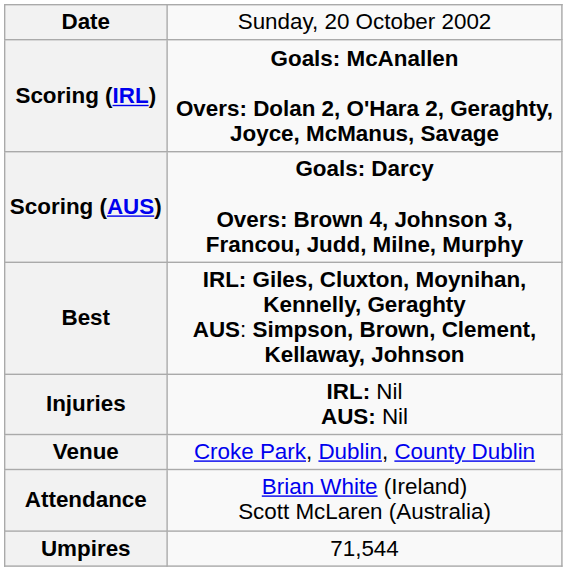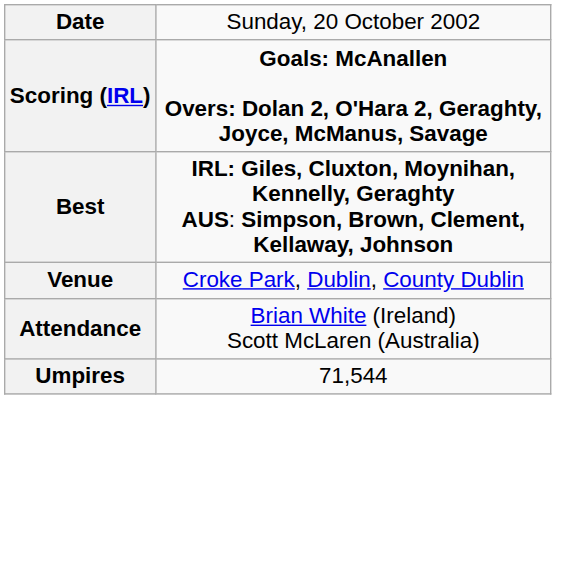- row: (86, 206)
- row: (86, 403)
